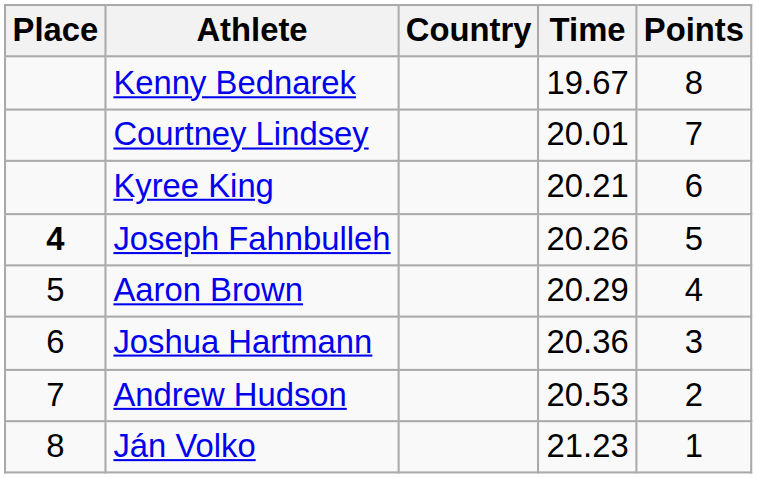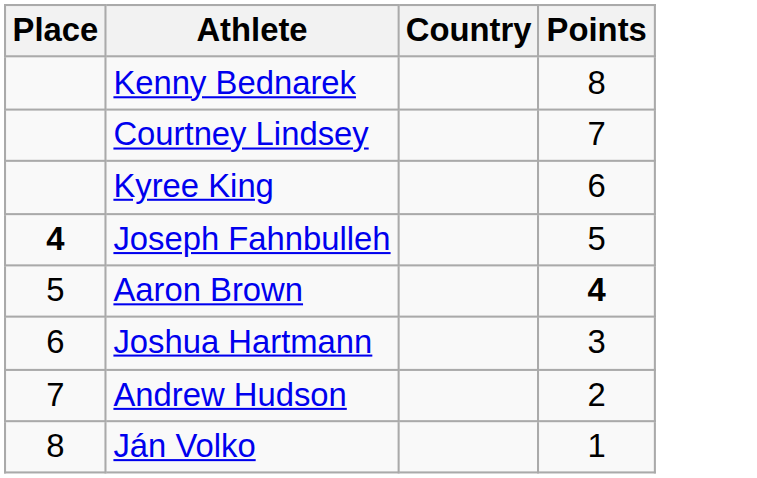- column: (588, 30)
(694, 290) normal -> (597, 290) bold
